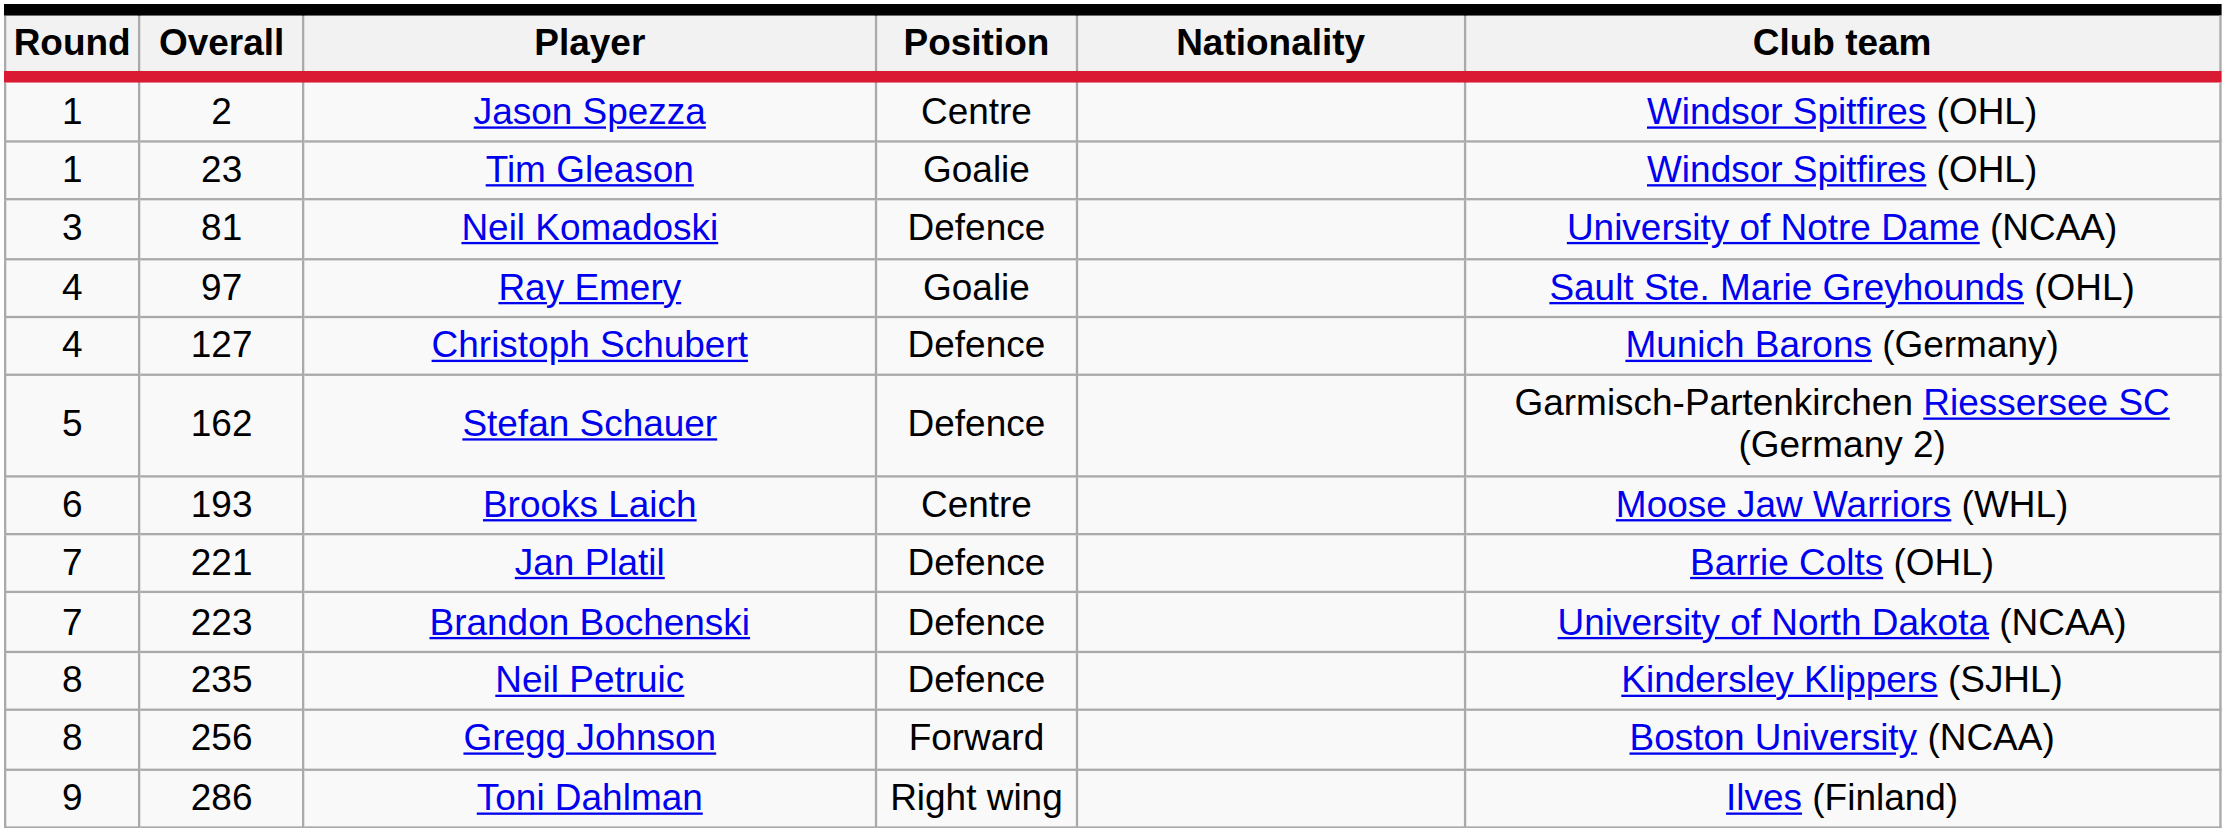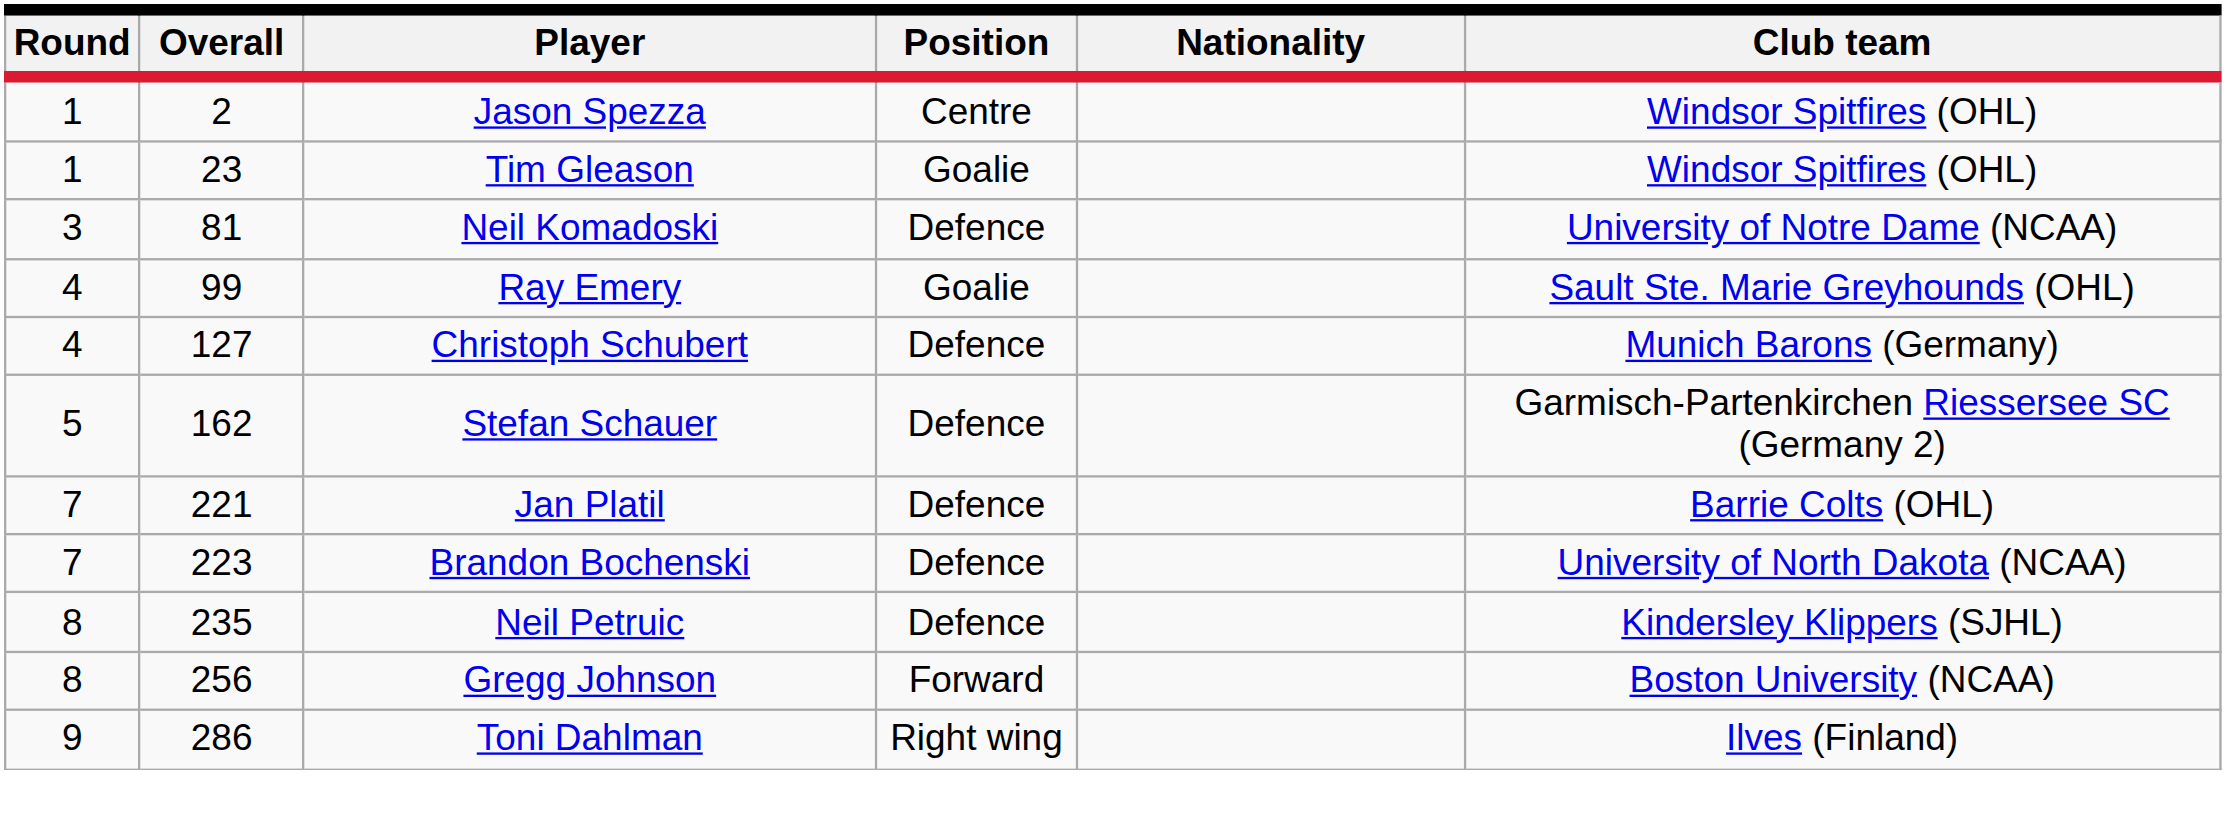(222, 286) 97 -> (222, 286) 99
- row: (590, 504)
